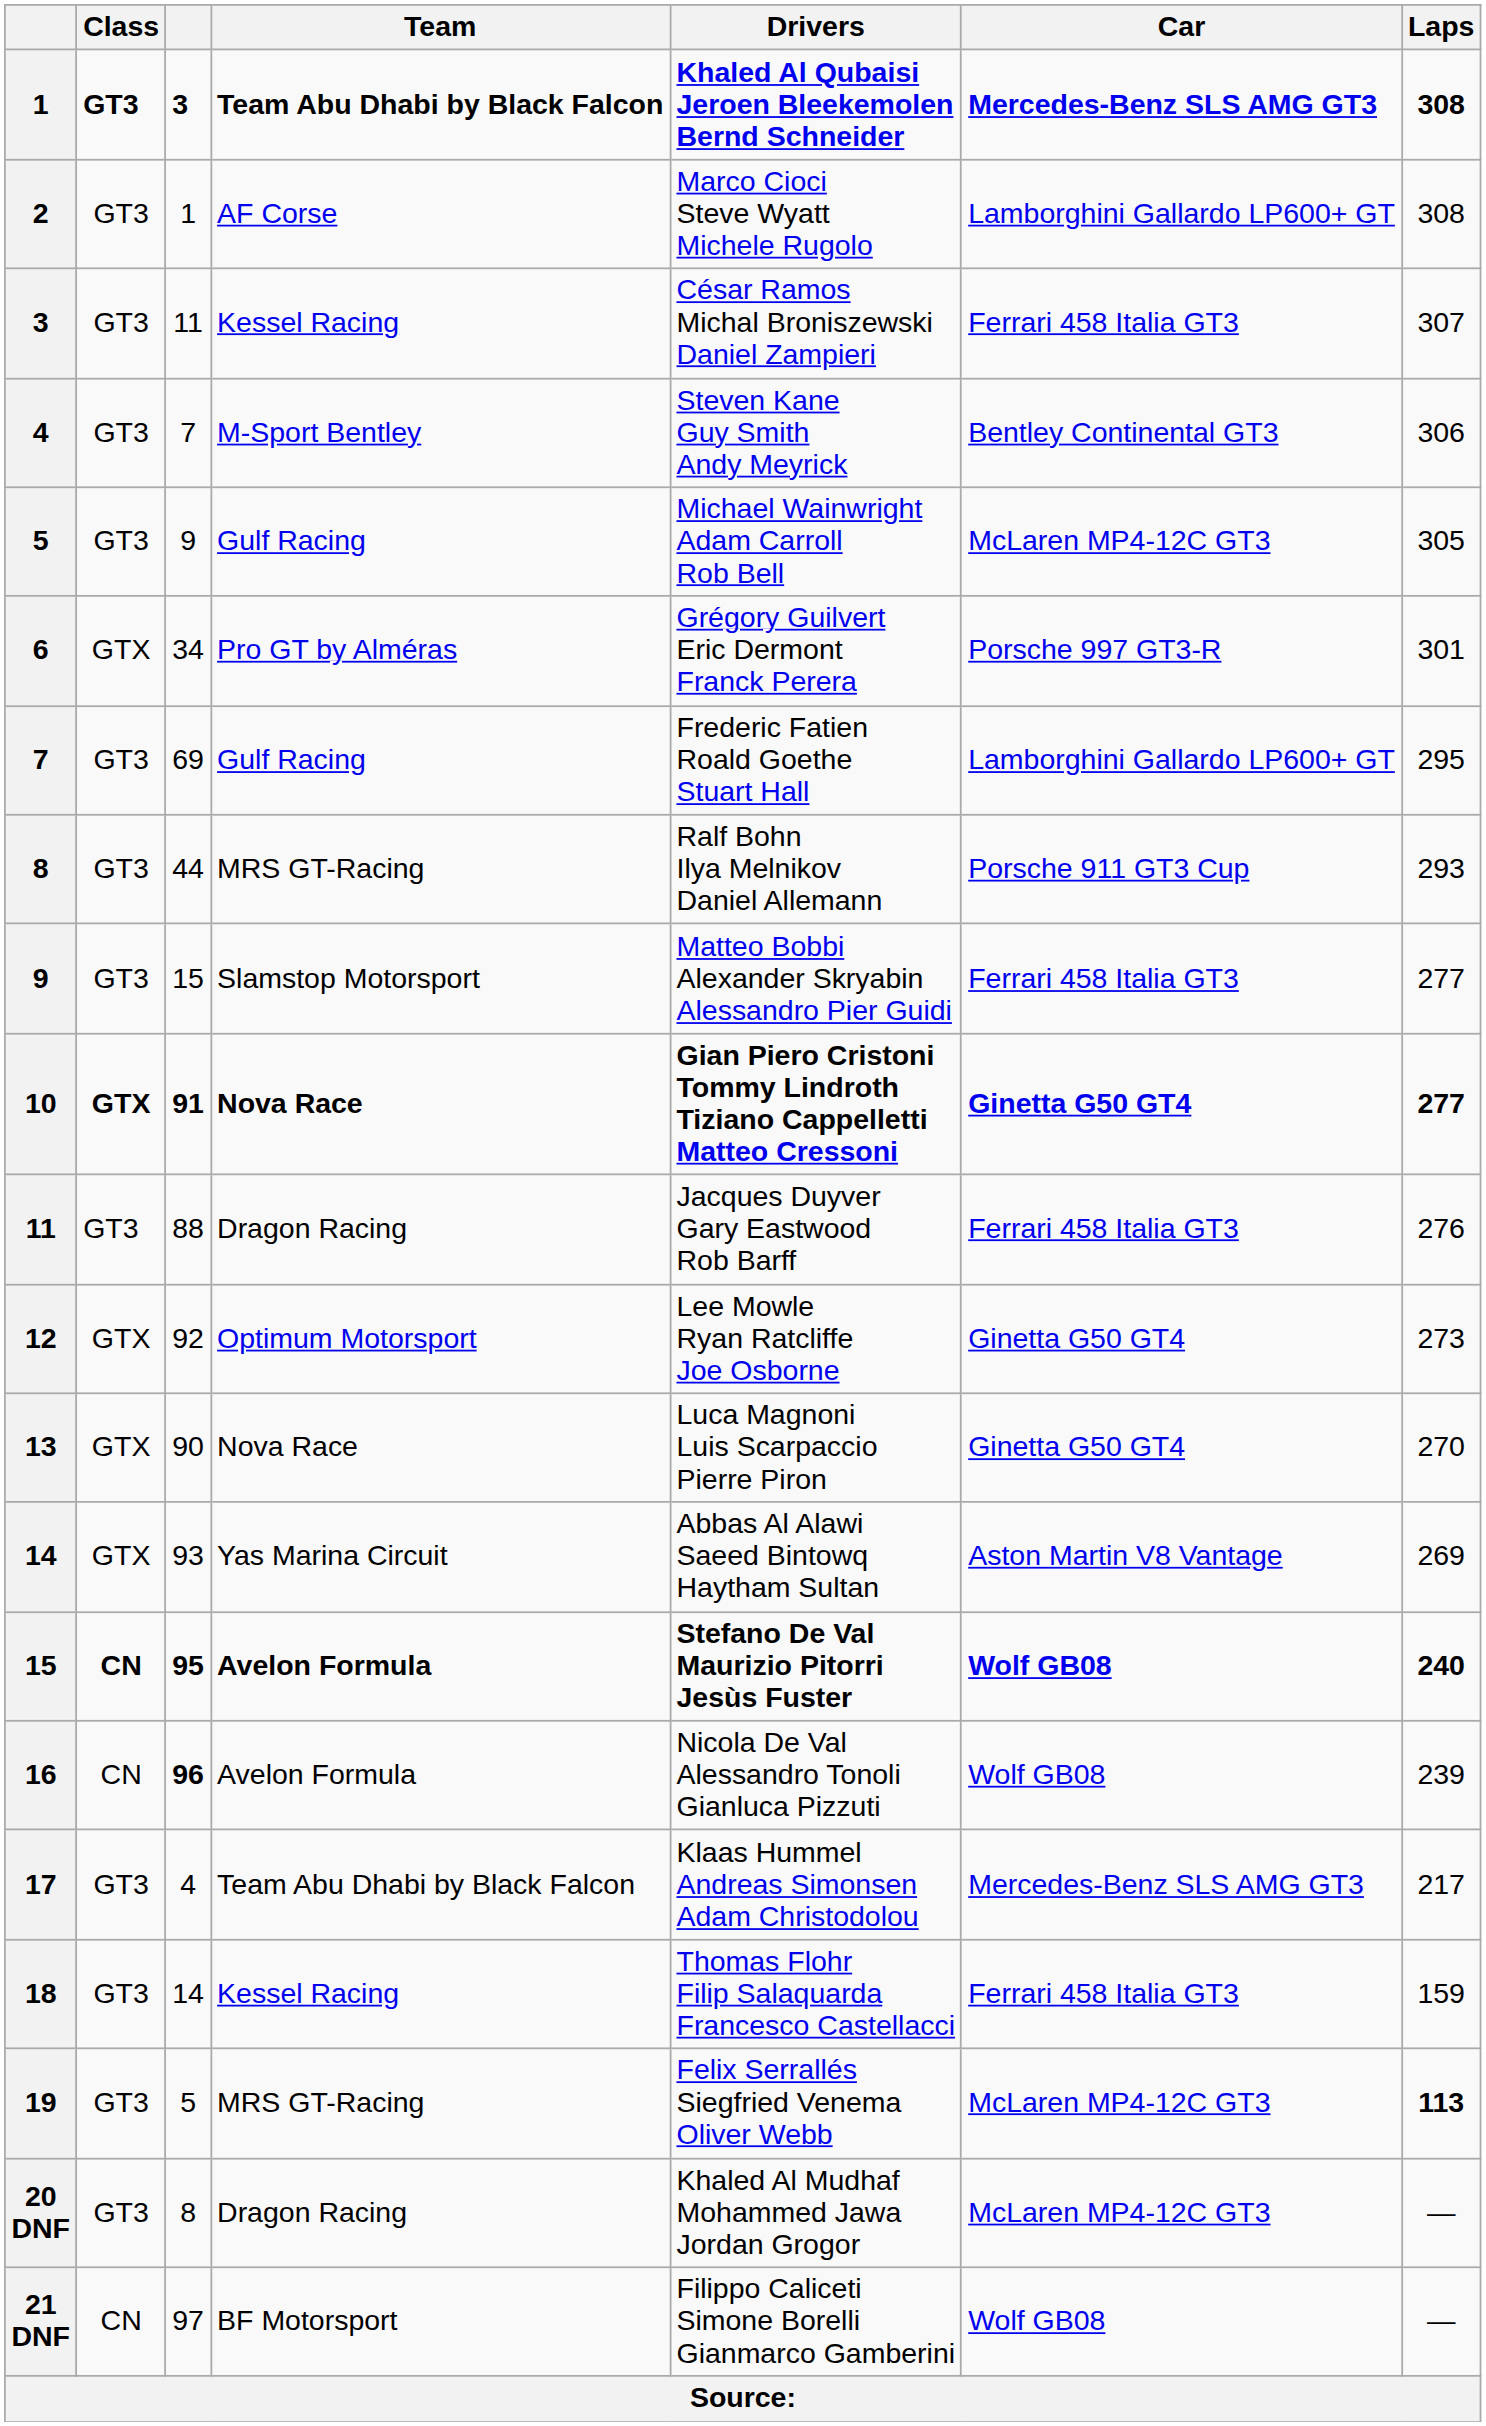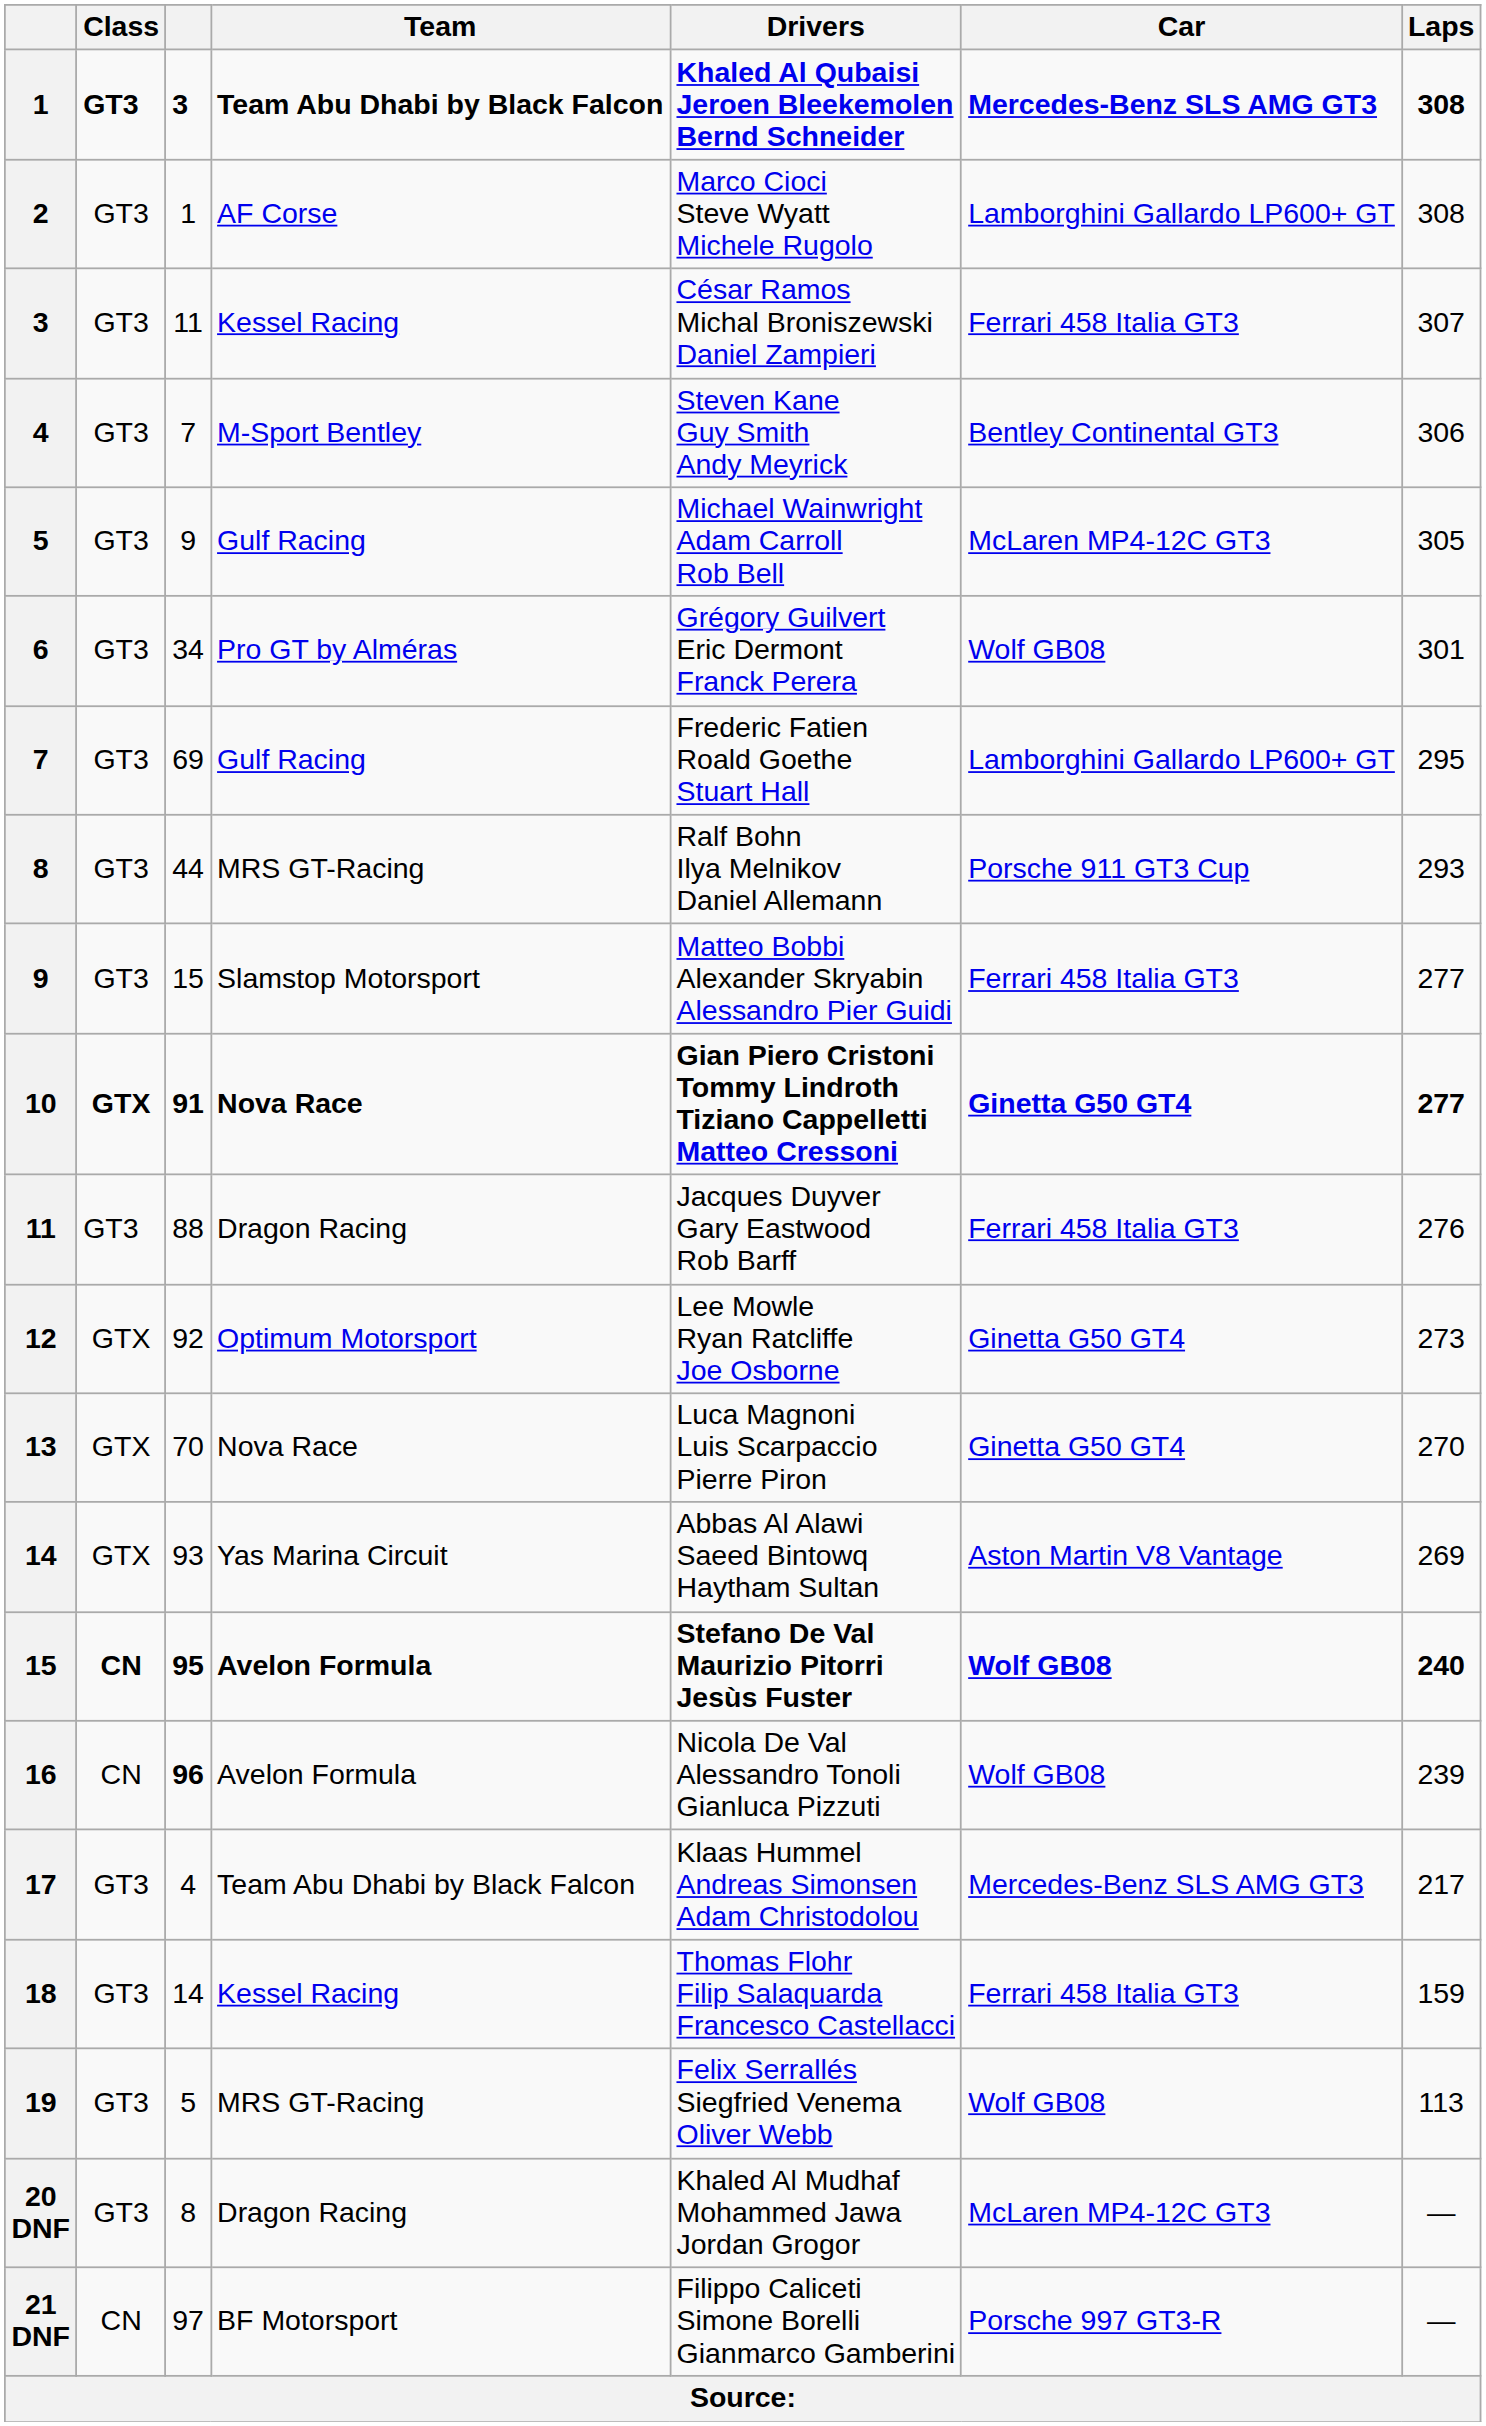(121, 650) GTX -> (121, 650) GT3
(1095, 650) Porsche 997 GT3-R -> (1037, 650) Wolf GB08
(188, 1447) 90 -> (188, 1447) 70
(1119, 2102) McLaren MP4-12C GT3 -> (1037, 2102) Wolf GB08
(1441, 2102) bold -> (1441, 2102) normal
(1037, 2321) Wolf GB08 -> (1095, 2321) Porsche 997 GT3-R
